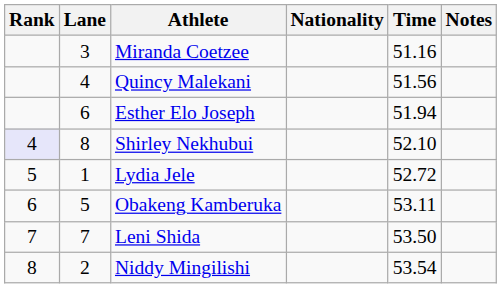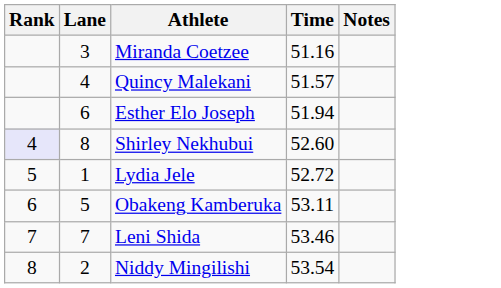- column: (337, 19)
(415, 81) 51.56 -> (312, 81) 51.57
(415, 143) 52.10 -> (312, 143) 52.60
(415, 236) 53.50 -> (312, 236) 53.46
